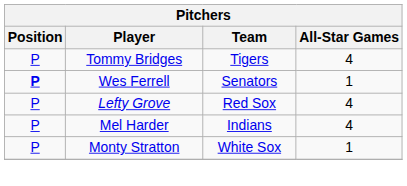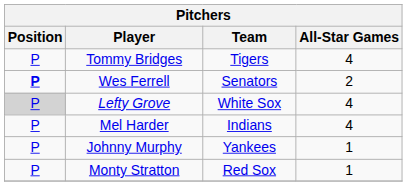(349, 81) 1 -> (349, 81) 2
(35, 103) no background -> (35, 103) lightgrey background
(249, 103) Red Sox -> (249, 103) White Sox
+ row: (134, 147)
(249, 147) White Sox -> (249, 170) Red Sox
